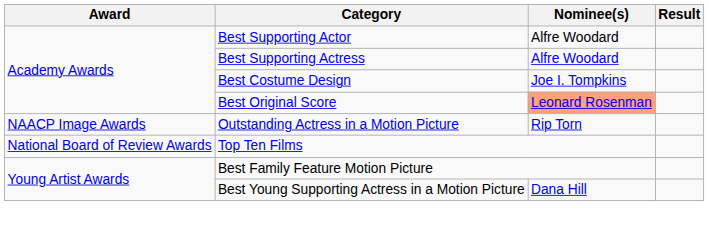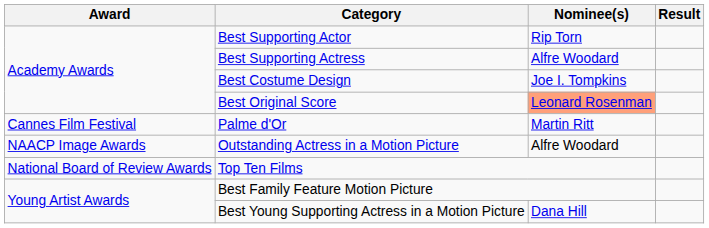(575, 37) Alfre Woodard -> (556, 37) Rip Torn
+ row: (252, 124)
(556, 124) Rip Torn -> (575, 146) Alfre Woodard
